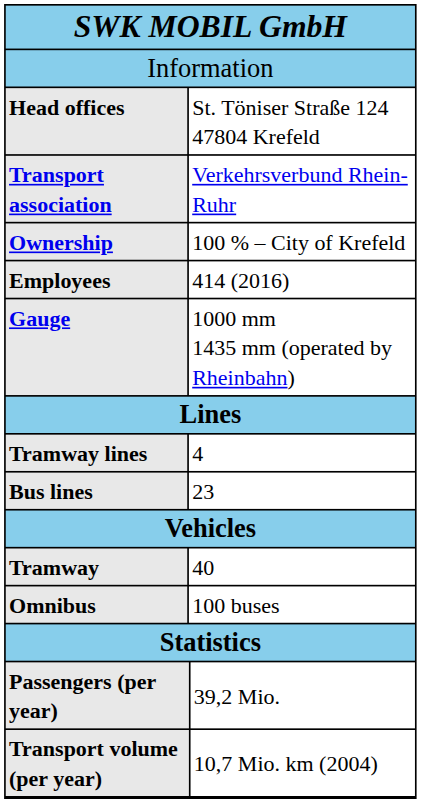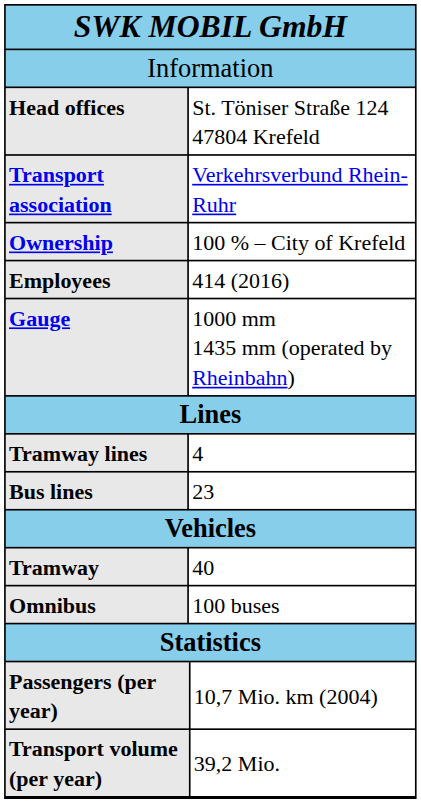(237, 696) 39,2 Mio. -> (286, 696) 10,7 Mio. km (2004)
(286, 764) 10,7 Mio. km (2004) -> (237, 764) 39,2 Mio.
